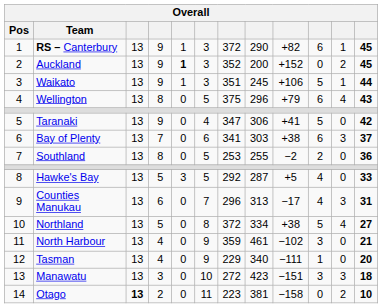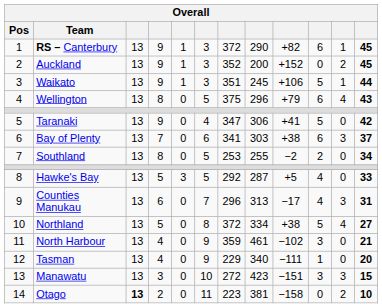(183, 64) bold -> (183, 64) normal
(366, 156) 36 -> (366, 156) 34
(366, 276) 18 -> (366, 276) 15
